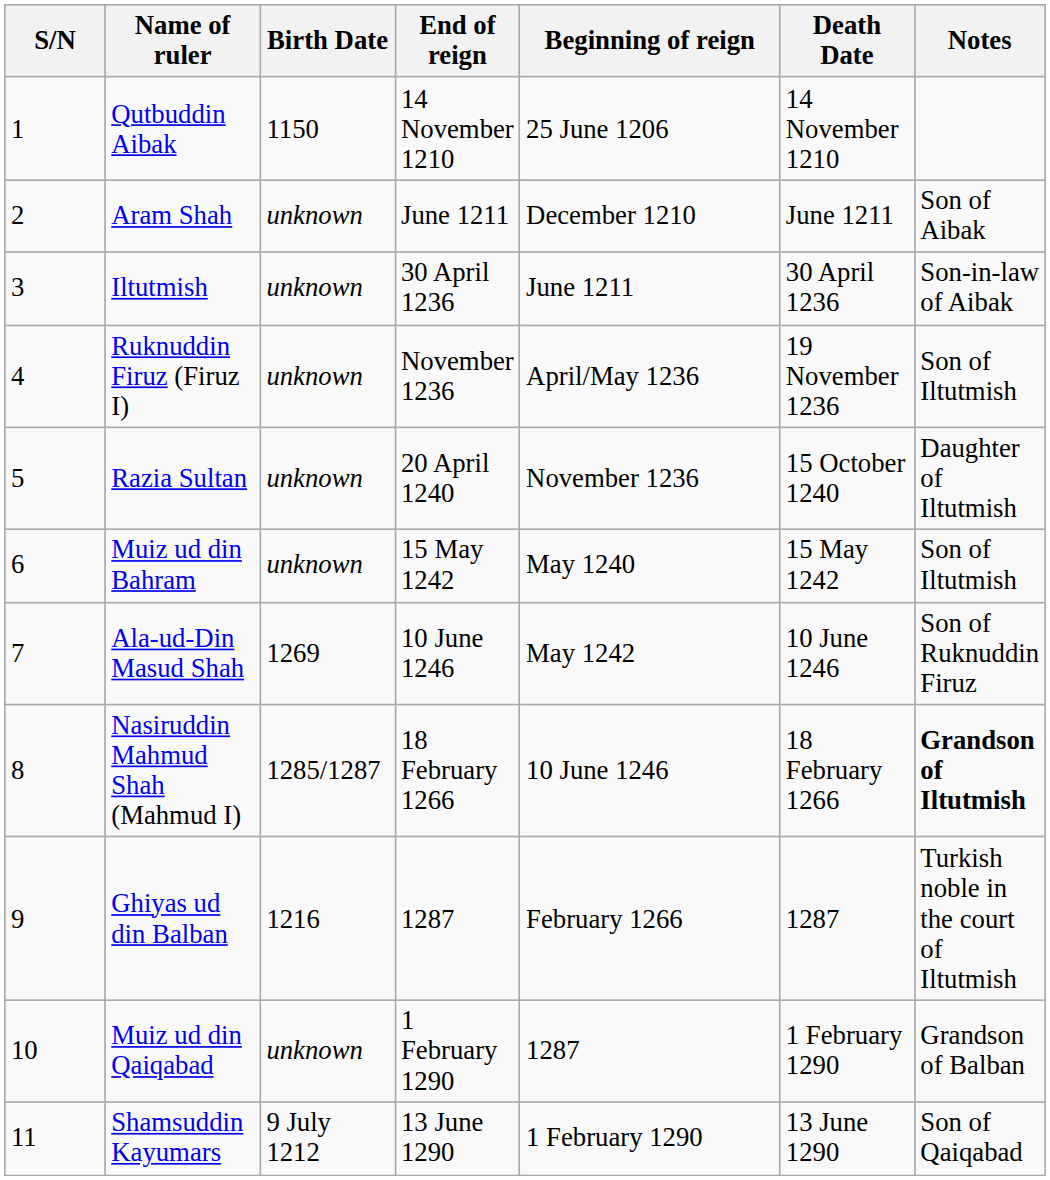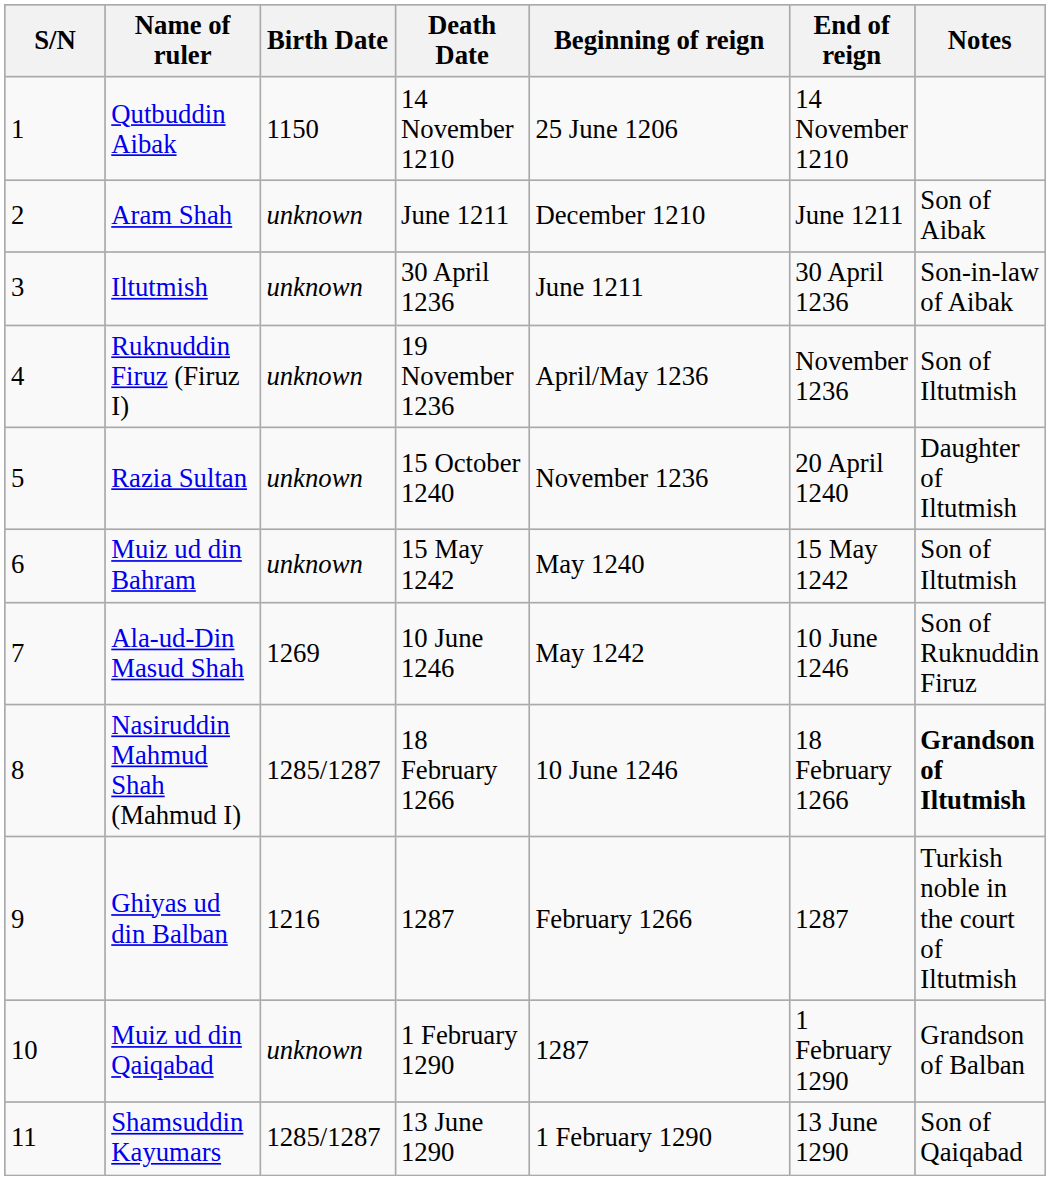columns swapped: (847, 40) <-> (457, 40)
(299, 1138) 9 July 1212 -> (324, 1138) 1285/1287
